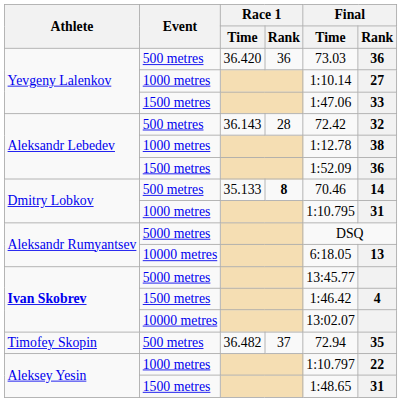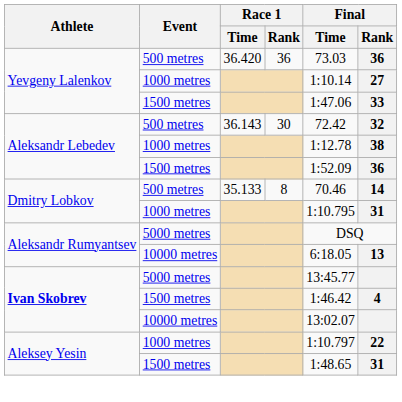(284, 124) 28 -> (284, 124) 30
(284, 189) bold -> (284, 189) normal
- row: (52, 342)
